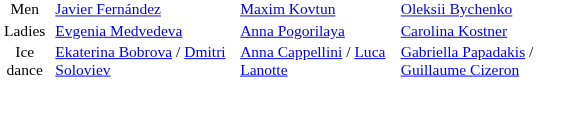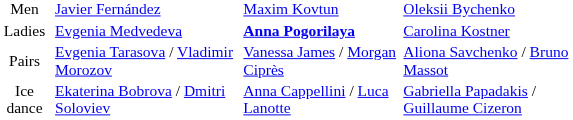(293, 30) normal -> (299, 30) bold
+ row: (25, 61)
